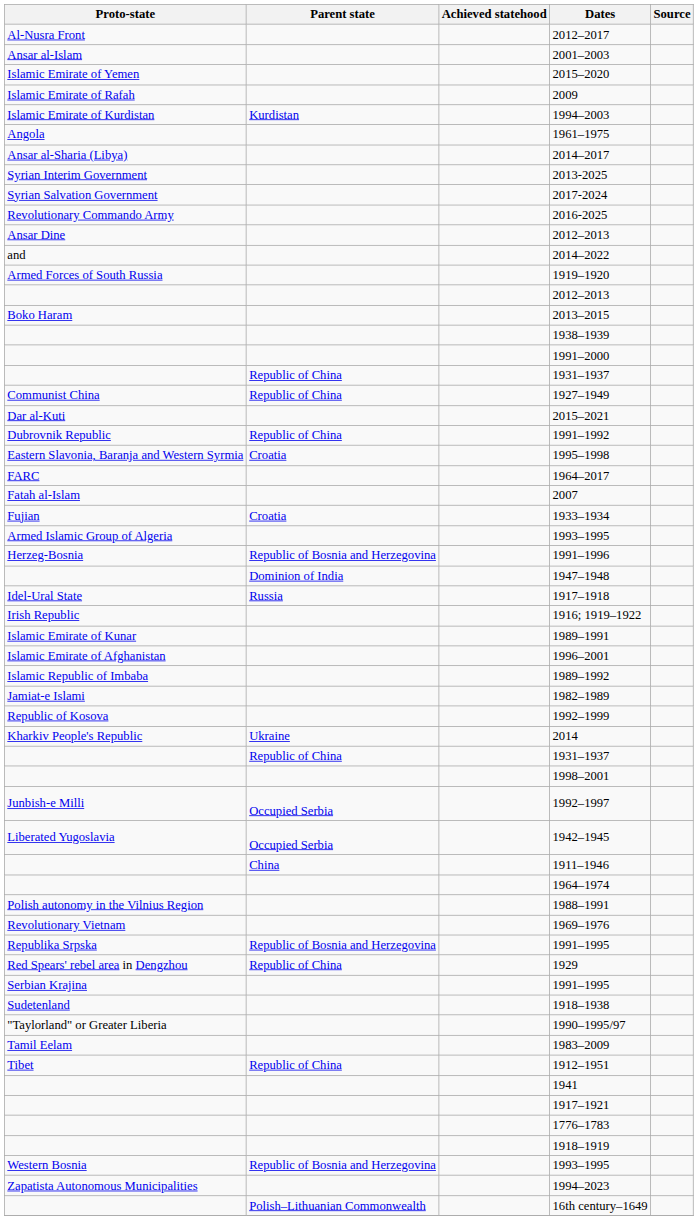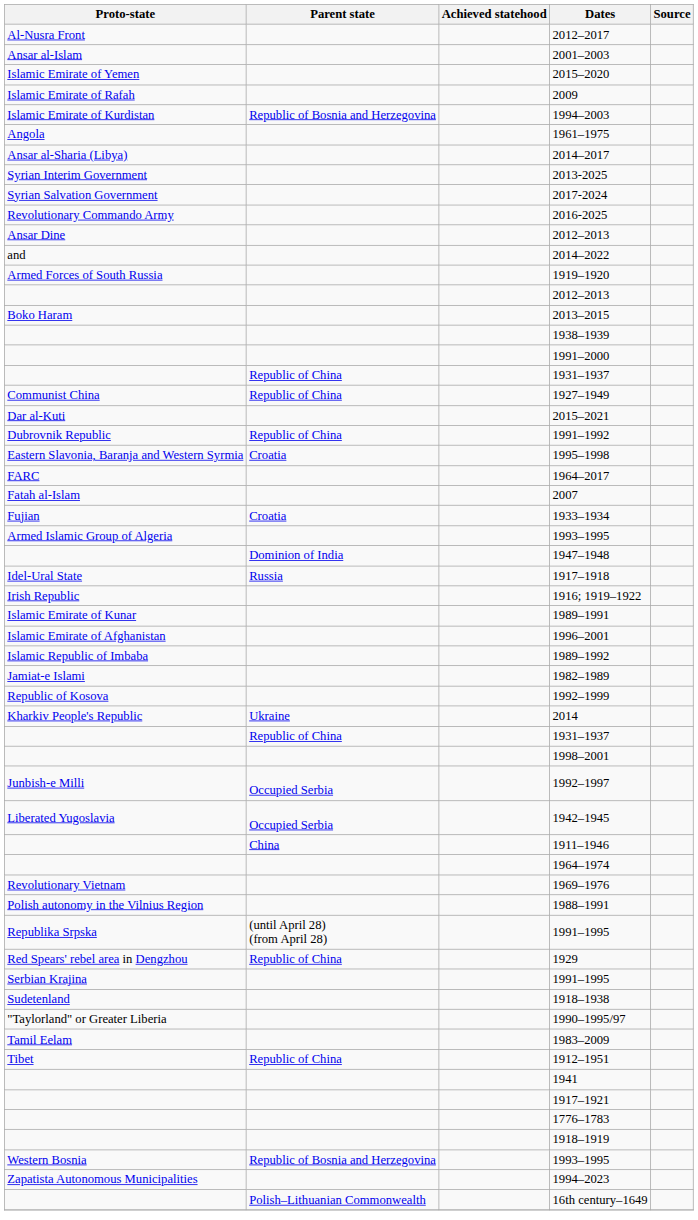(274, 114) Kurdistan -> (343, 114) Republic of Bosnia and Herzegovina
- row: (45, 555)
rows swapped: (105, 904) <-> (66, 924)
(343, 945) Republic of Bosnia and Herzegovina -> (288, 932) (until April 28) (from April 28)
